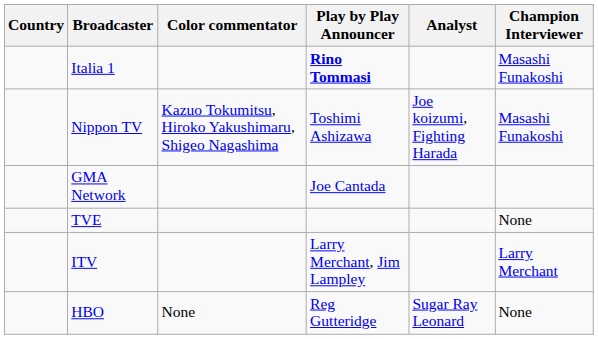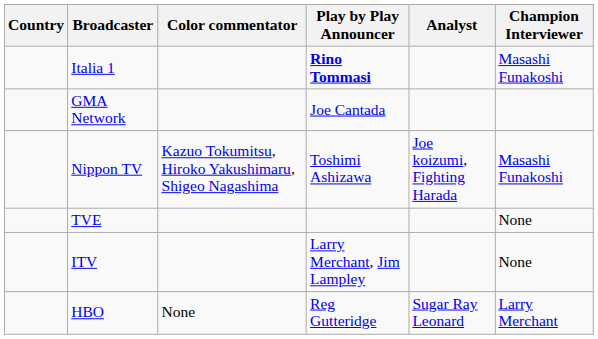rows swapped: (107, 127) <-> (98, 186)
(528, 262) Larry Merchant -> (515, 262) None
(515, 312) None -> (528, 312) Larry Merchant
